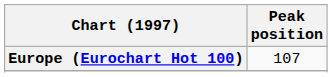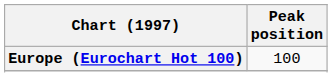(287, 59) 107 -> (287, 59) 100
